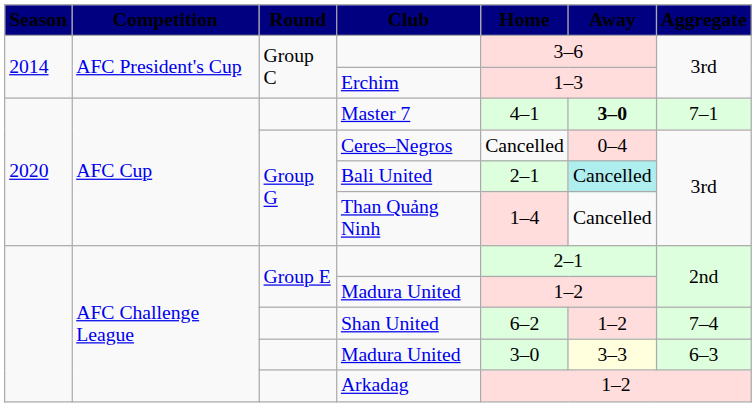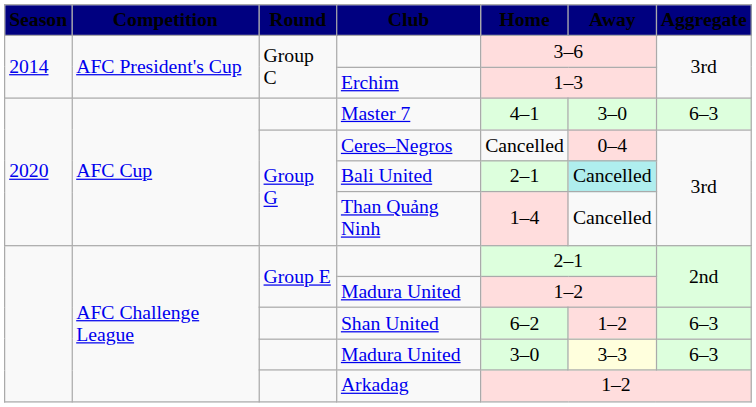(612, 113) bold -> (612, 113) normal
(704, 113) 7–1 -> (704, 113) 6–3
(704, 323) 7–4 -> (704, 323) 6–3
